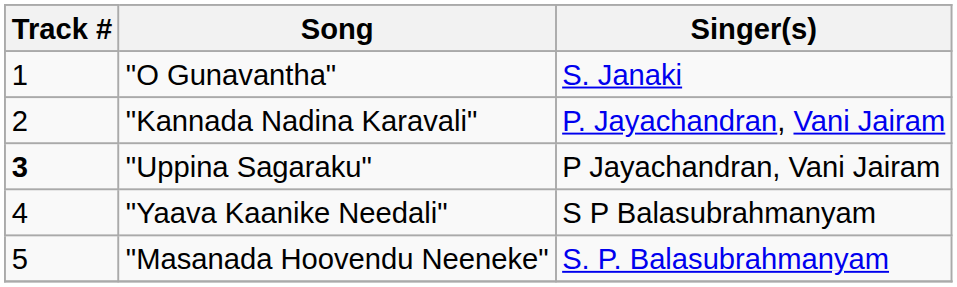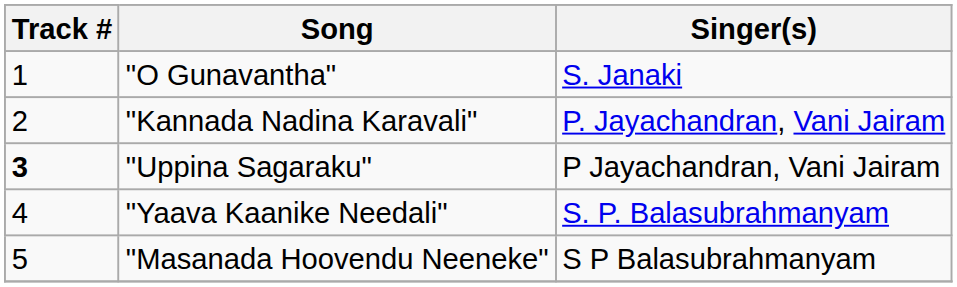(719, 213) S P Balasubrahmanyam -> (726, 213) S. P. Balasubrahmanyam
(726, 259) S. P. Balasubrahmanyam -> (719, 259) S P Balasubrahmanyam
